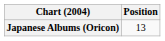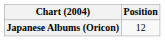(141, 28) 13 -> (141, 28) 12
